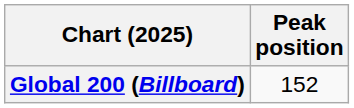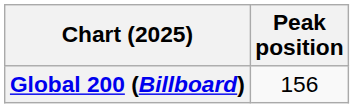(299, 84) 152 -> (299, 84) 156
